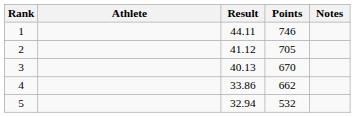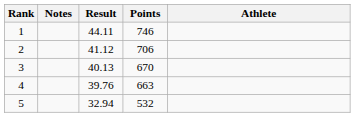columns swapped: (129, 13) <-> (330, 13)
(287, 49) 705 -> (145, 49) 706
(243, 85) 33.86 -> (101, 85) 39.76
(287, 85) 662 -> (145, 85) 663
